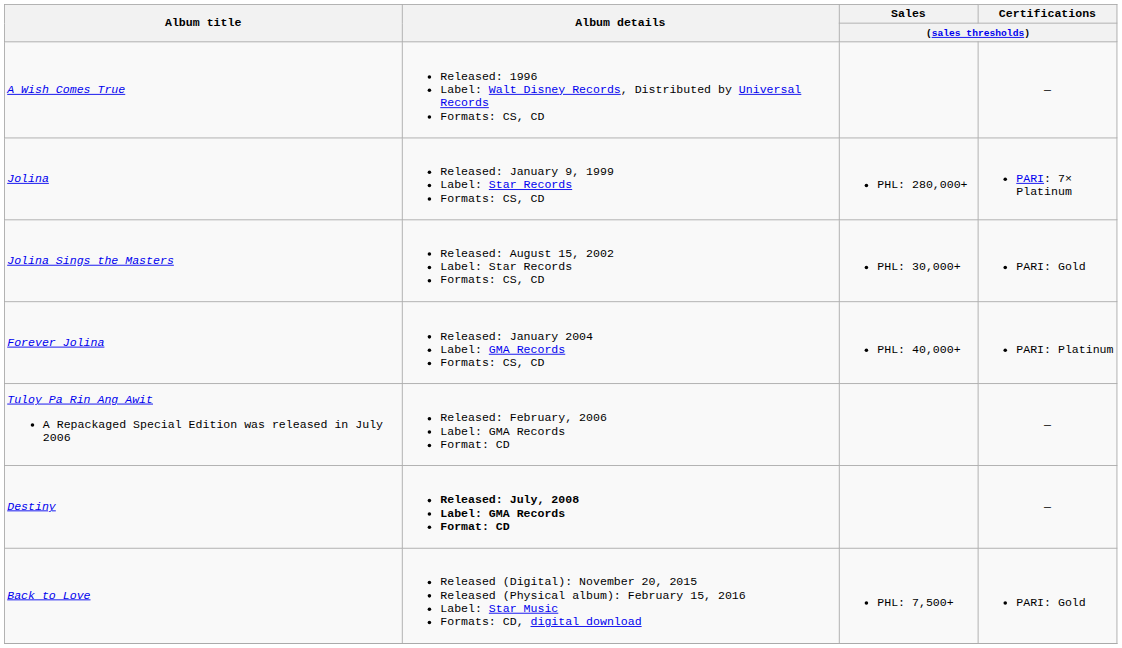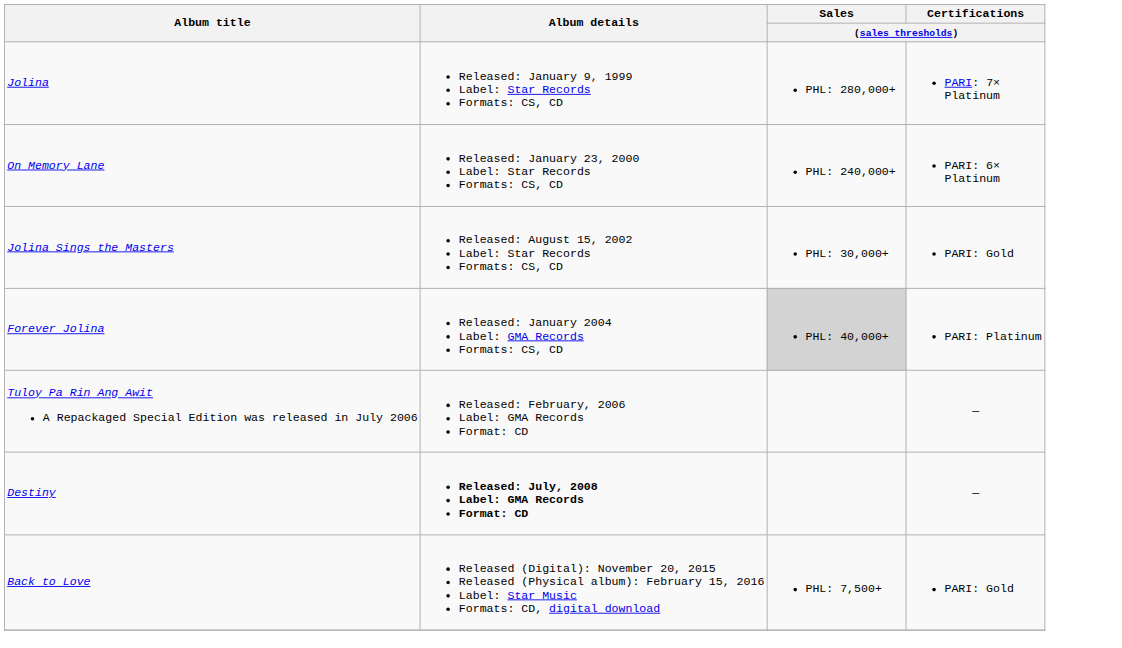- row: (66, 90)
+ row: (56, 165)
(908, 349) no background -> (837, 336) lightgrey background
